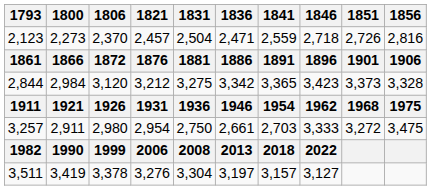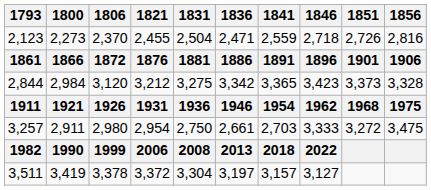(152, 38) 2,457 -> (152, 38) 2,455
(152, 173) 3,276 -> (152, 173) 3,372
